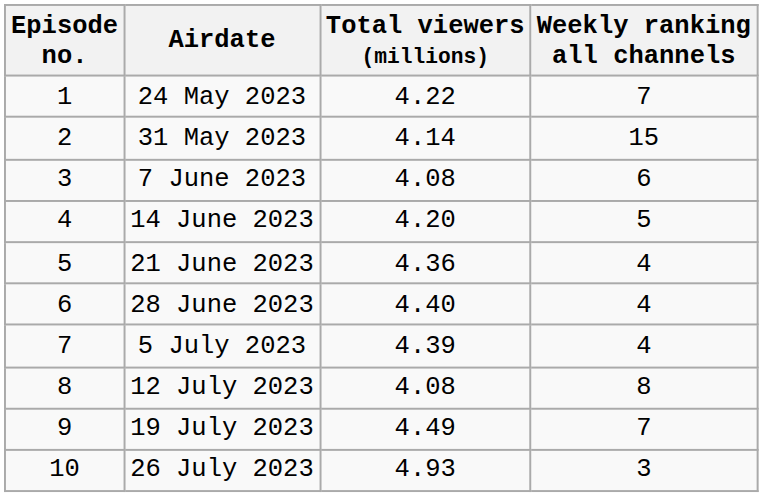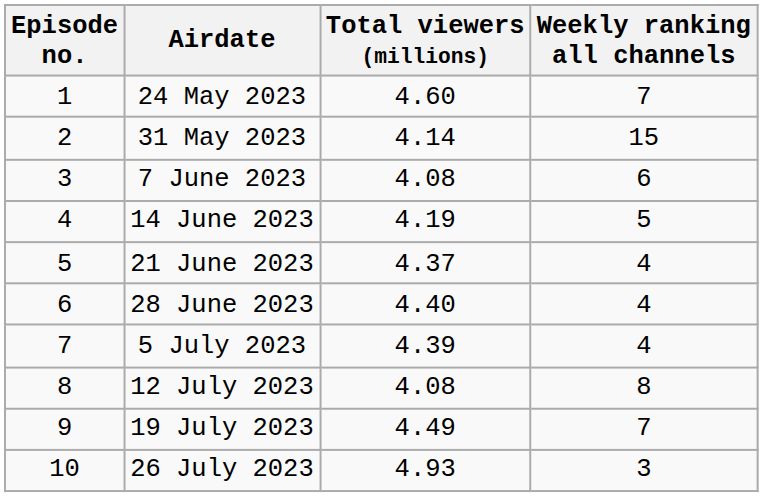(425, 97) 4.22 -> (425, 97) 4.60
(425, 221) 4.20 -> (425, 221) 4.19
(425, 263) 4.36 -> (425, 263) 4.37
